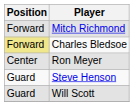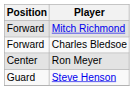(25, 45) khaki background -> (25, 45) no background
- row: (73, 93)
